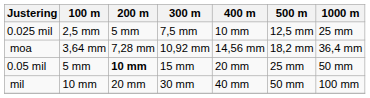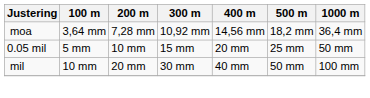- row: (30, 31)
(129, 66) bold -> (128, 48) normal
